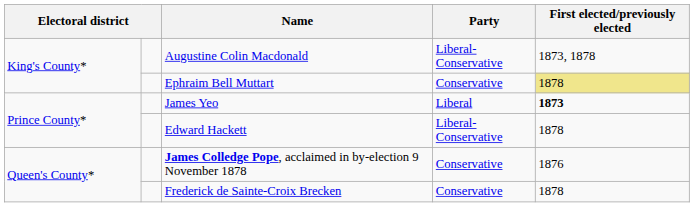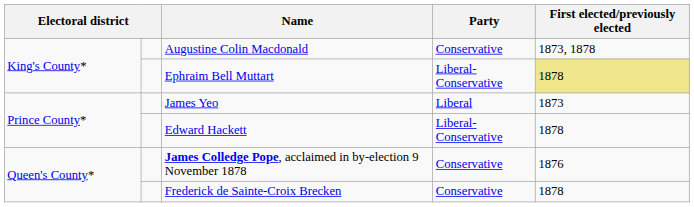(469, 55) Liberal-Conservative -> (469, 48) Conservative
(469, 83) Conservative -> (469, 75) Liberal-Conservative
(551, 103) bold -> (551, 103) normal
